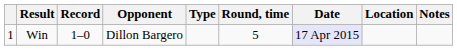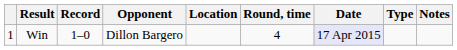columns swapped: (202, 14) <-> (389, 14)
(255, 34) 5 -> (277, 34) 4
